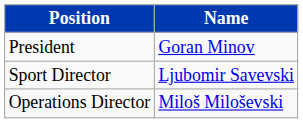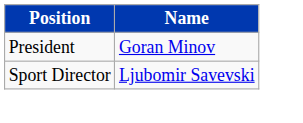- row: (79, 103)
